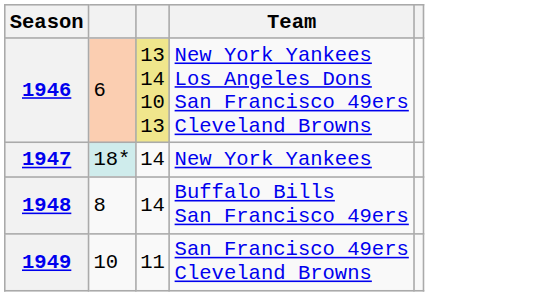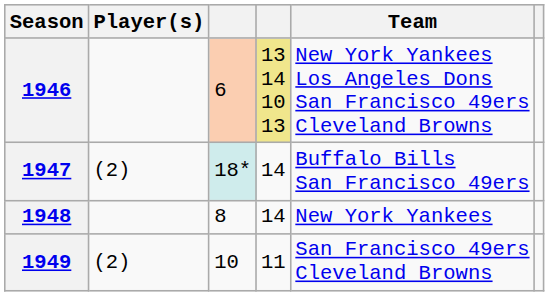+ column: (149, 22)
(273, 160) New York Yankees -> (412, 171) Buffalo Bills San Francisco 49ers
(292, 205) Buffalo Bills San Francisco 49ers -> (394, 217) New York Yankees
